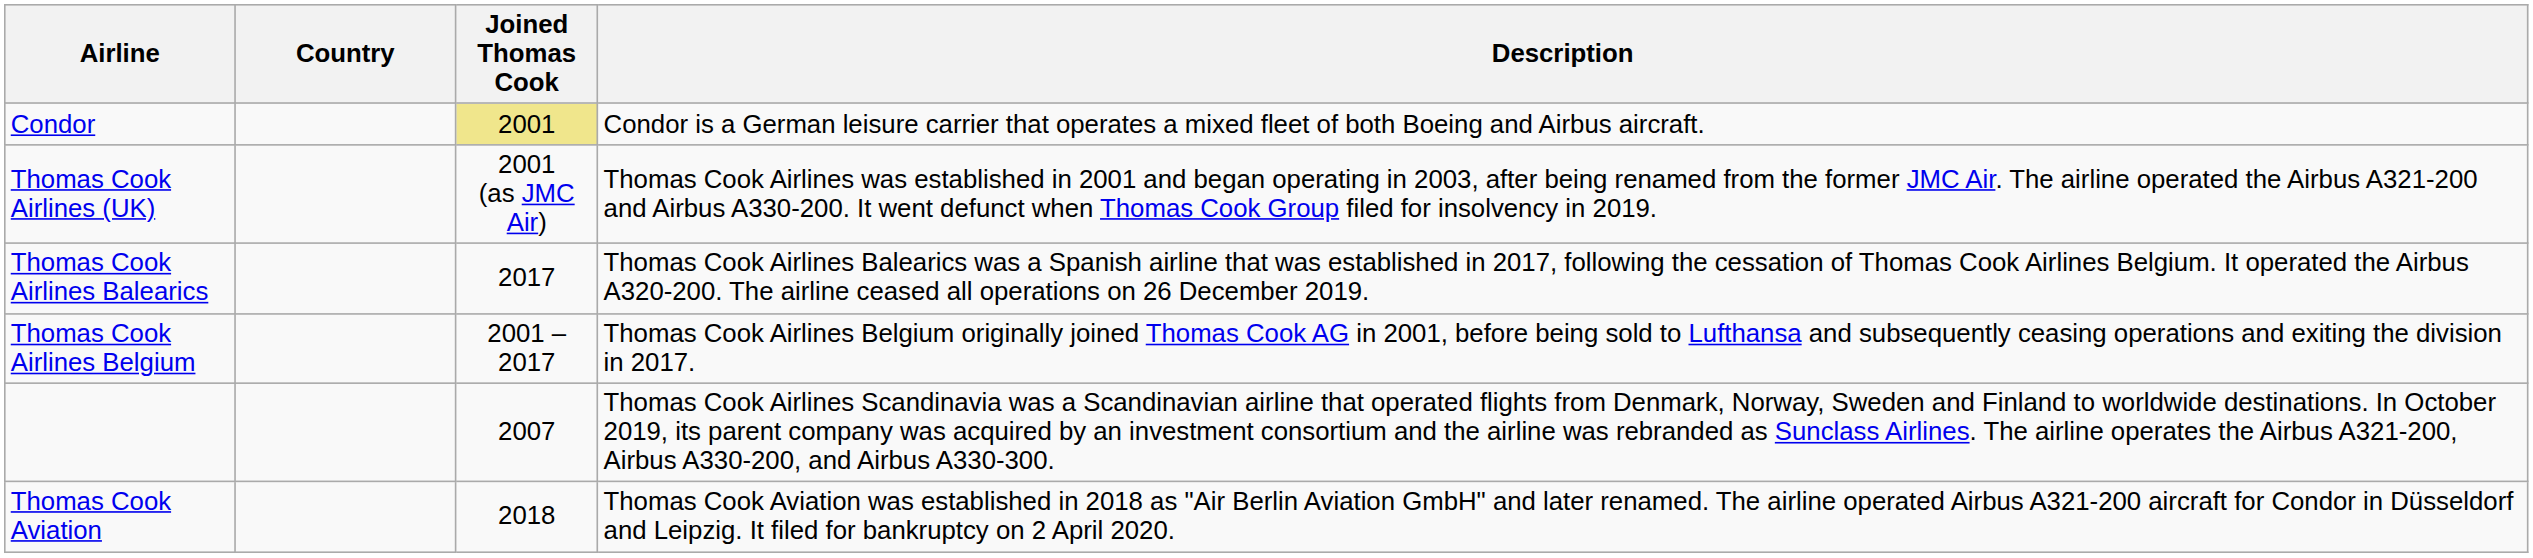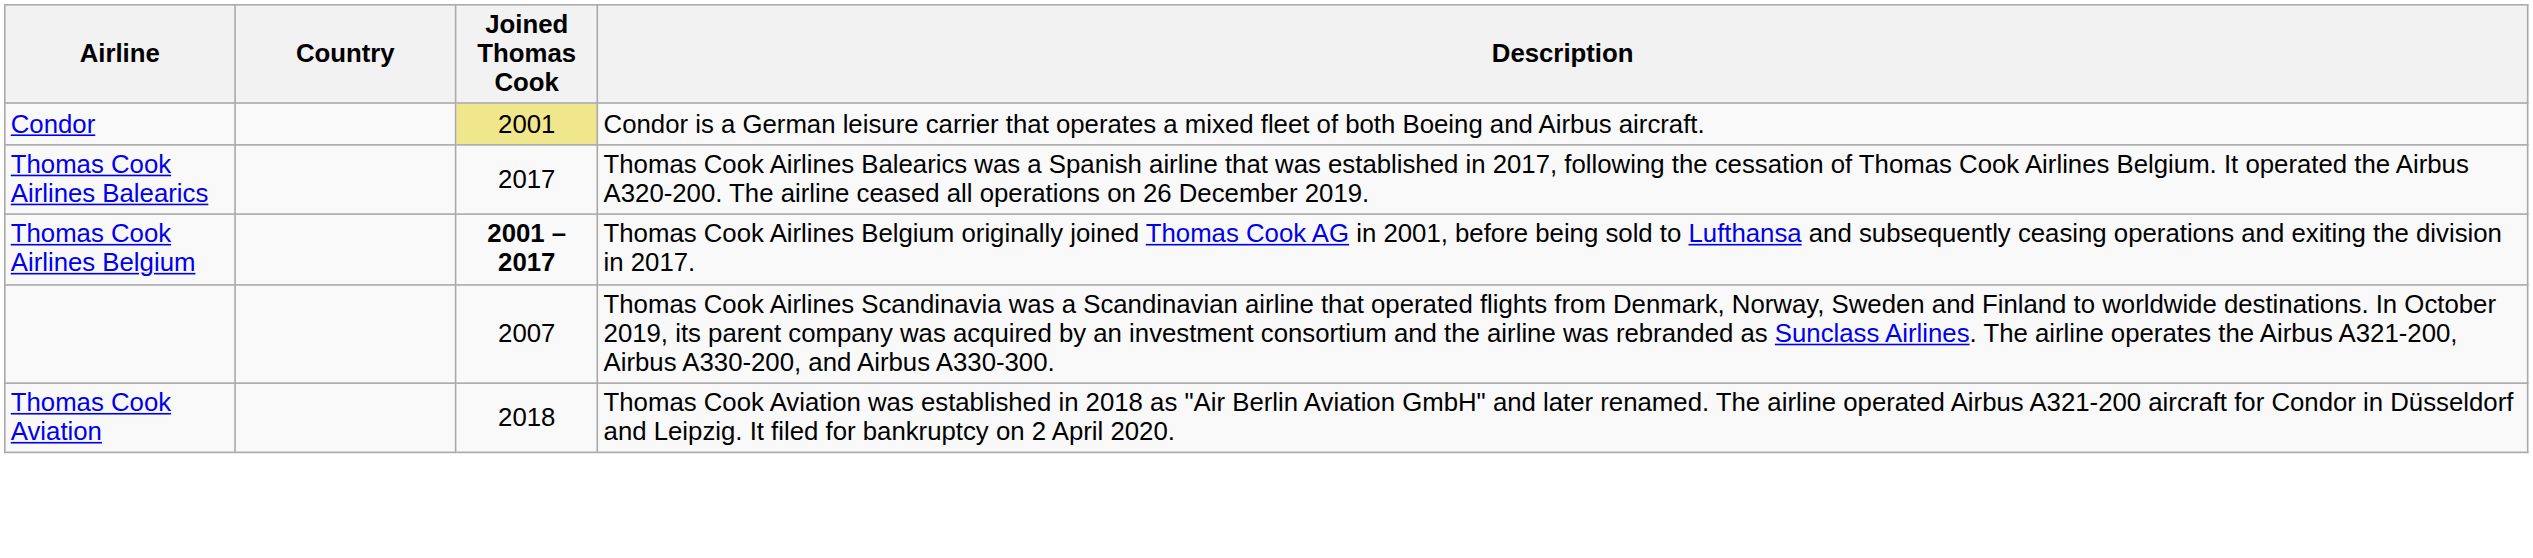- row: (91, 193)
(527, 347) normal -> (527, 248) bold
